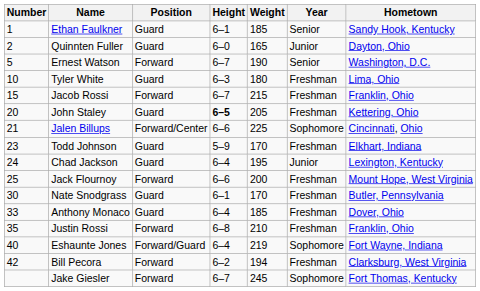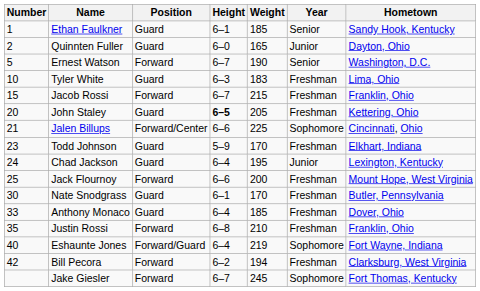(259, 79) 180 -> (259, 79) 183
